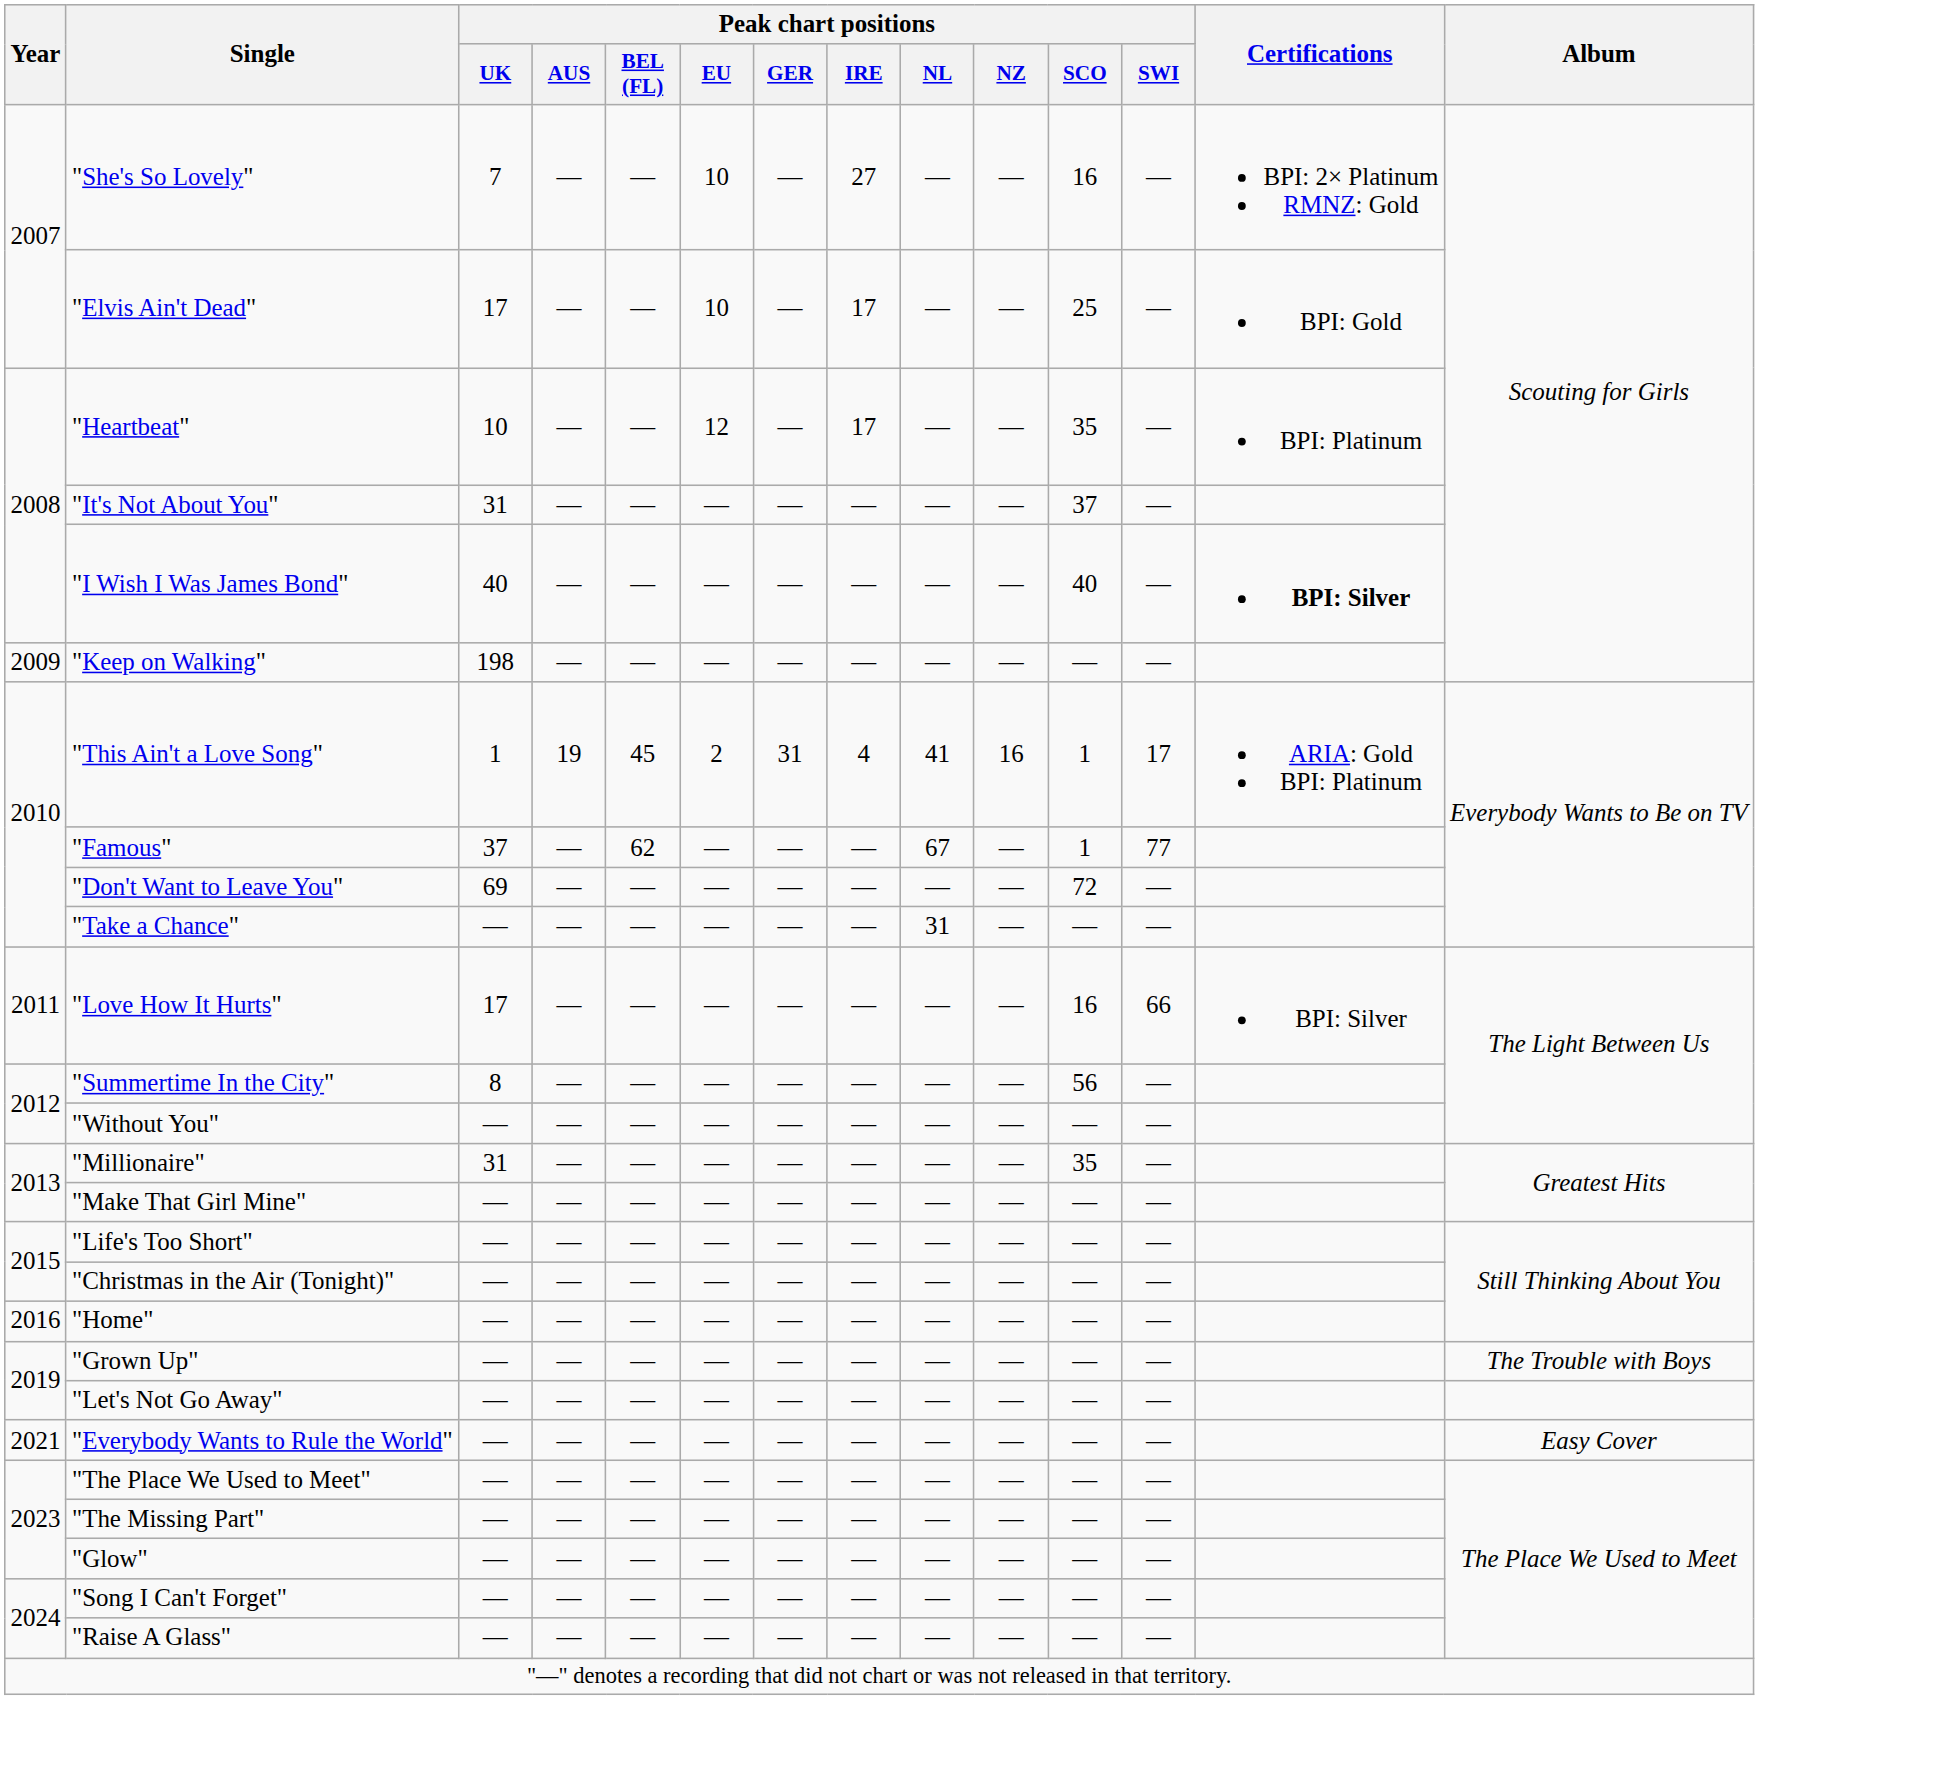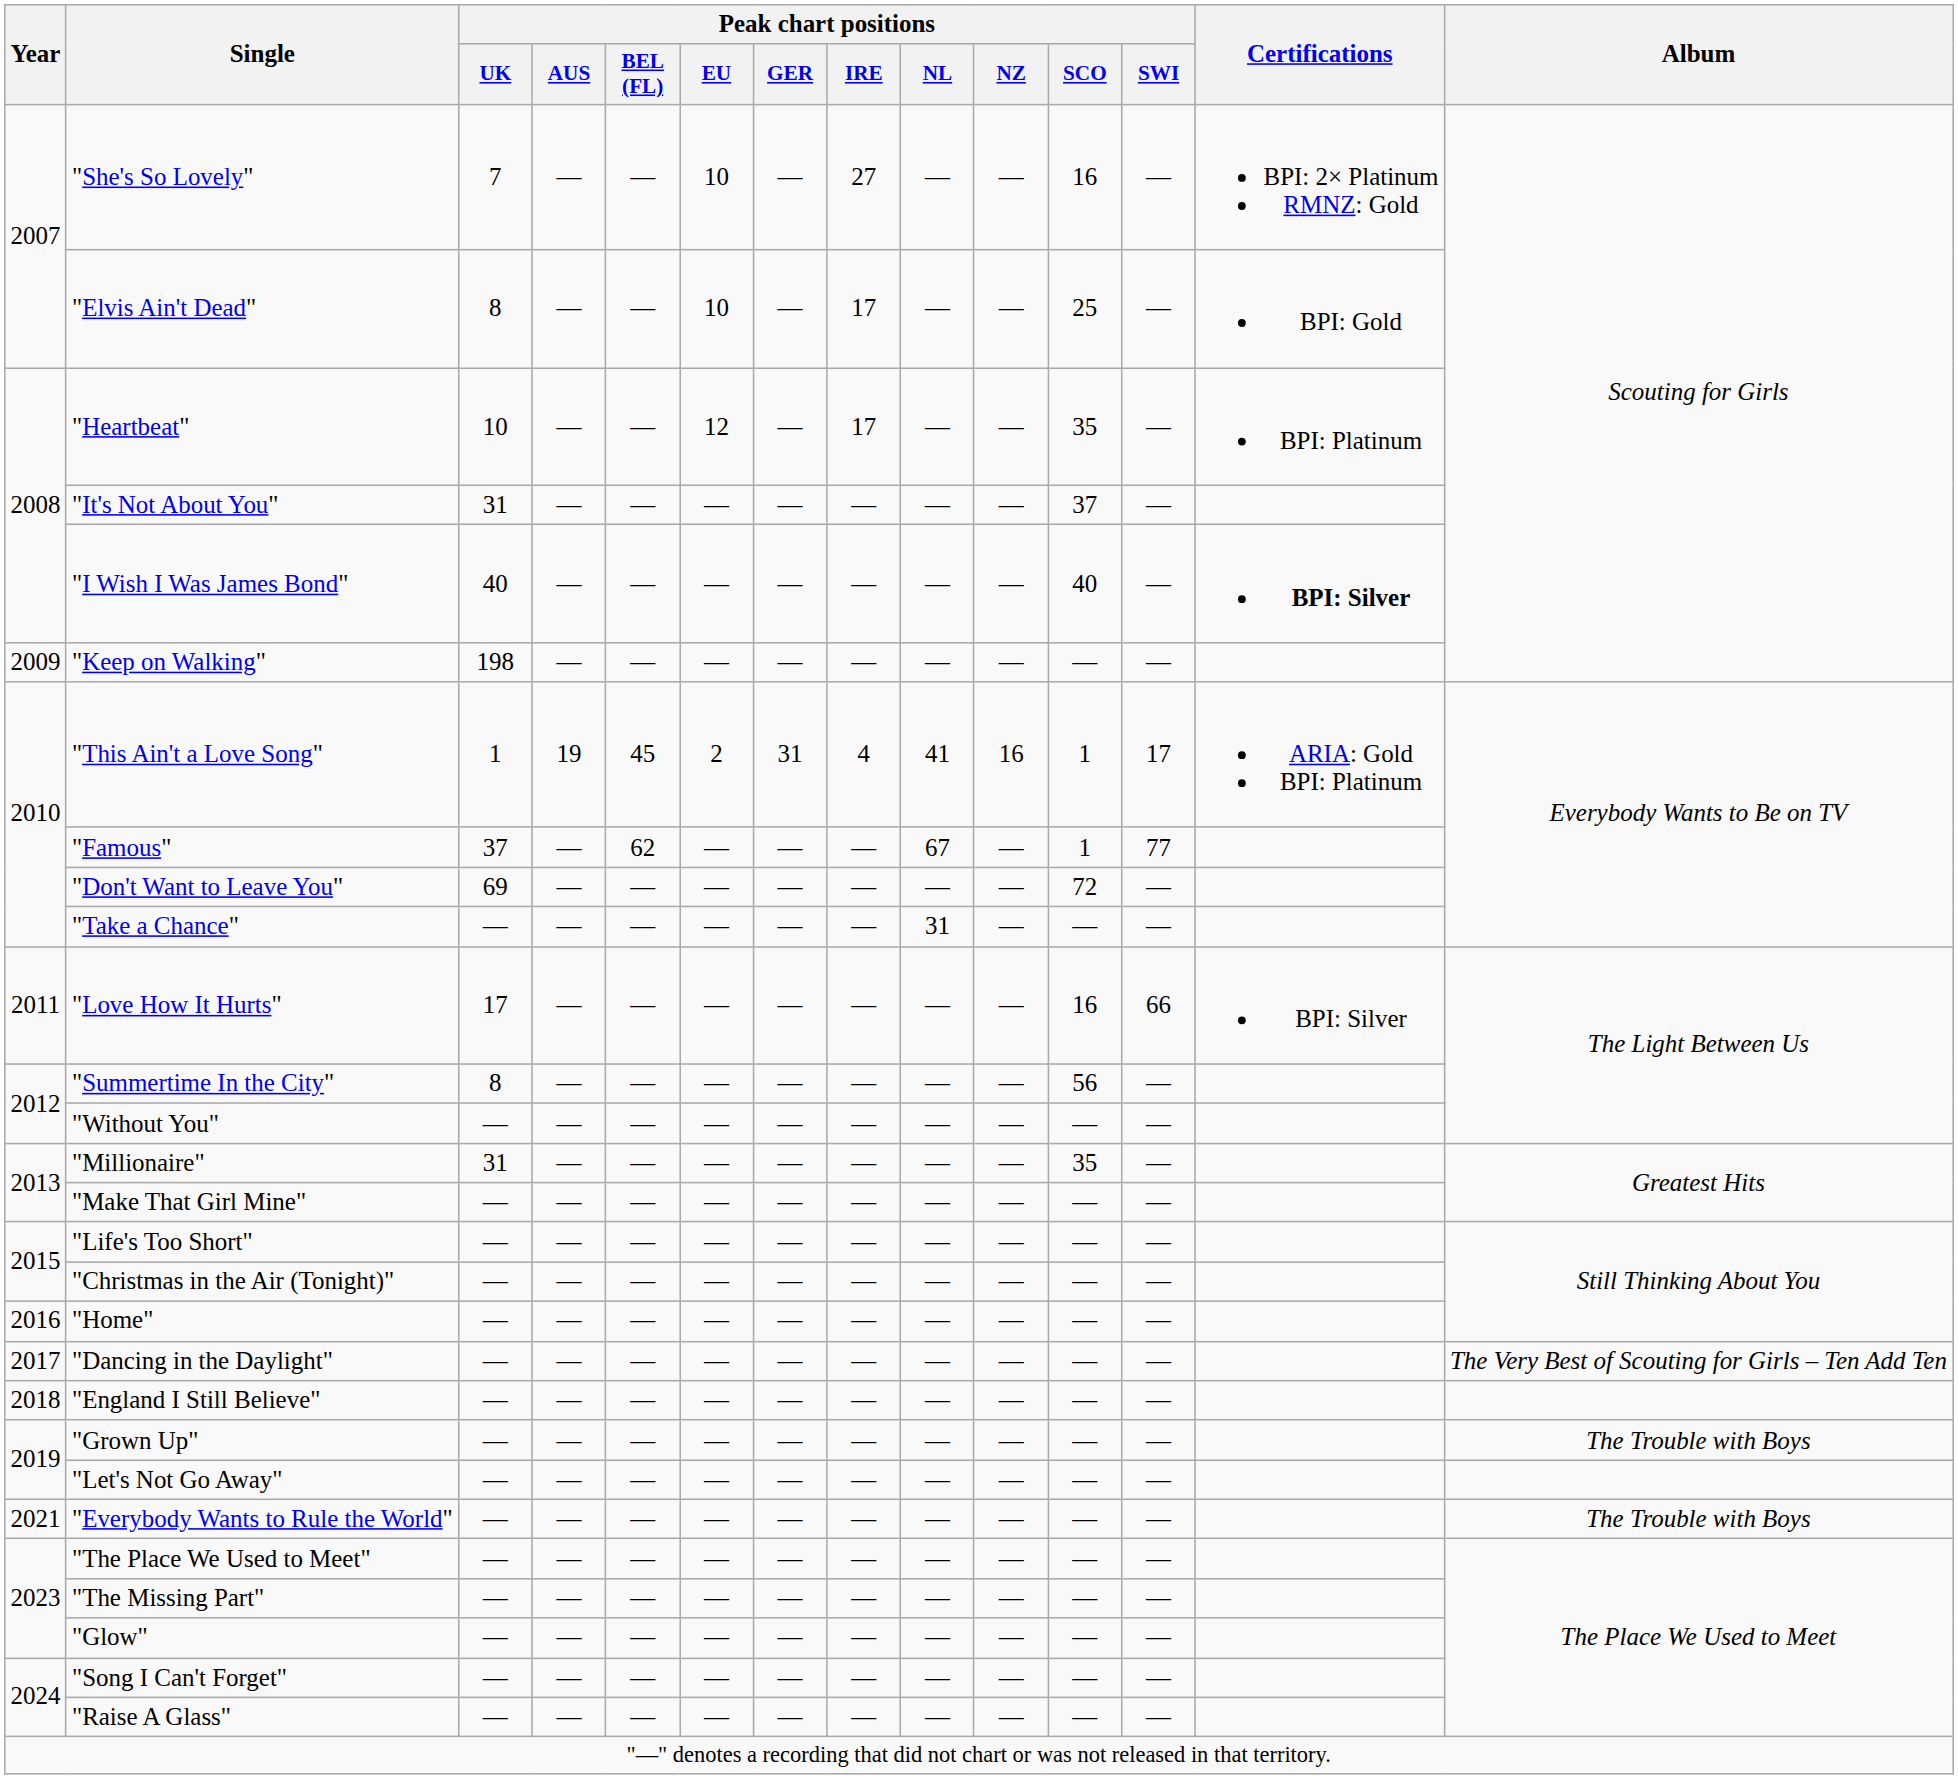(495, 308) 17 -> (495, 308) 8
+ row: (202, 1360)
+ row: (196, 1400)
(1599, 1439) Easy Cover -> (1698, 1518) The Trouble with Boys
